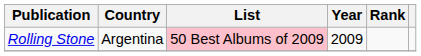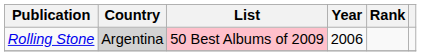(132, 39) no background -> (132, 39) lightgrey background
(347, 39) 2009 -> (347, 39) 2006
